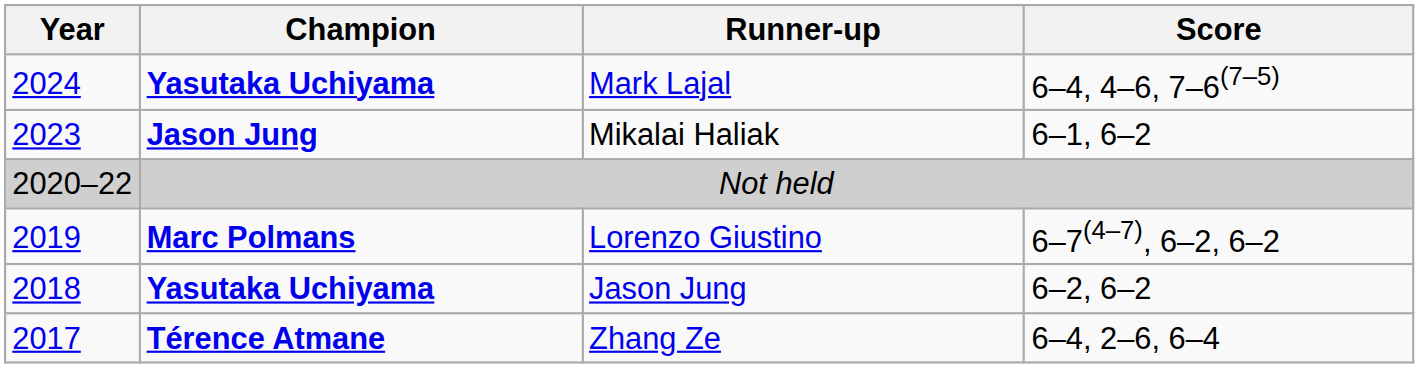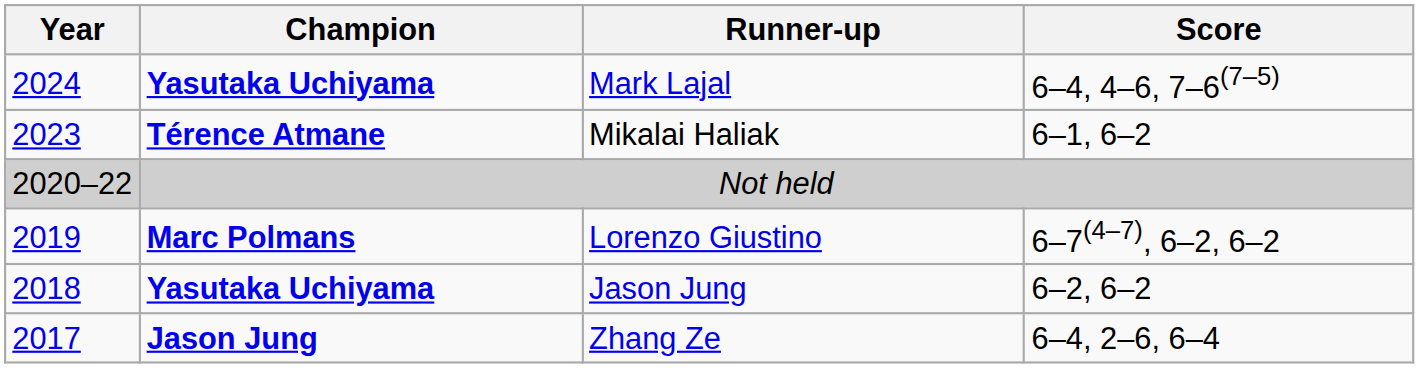(232, 135) Jason Jung -> (266, 135) Térence Atmane
(266, 338) Térence Atmane -> (232, 338) Jason Jung
